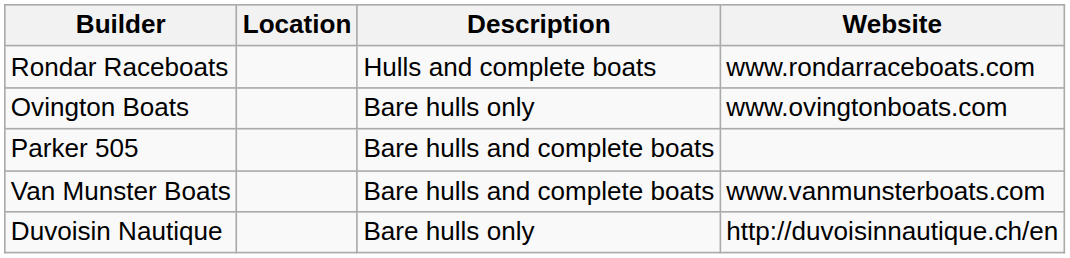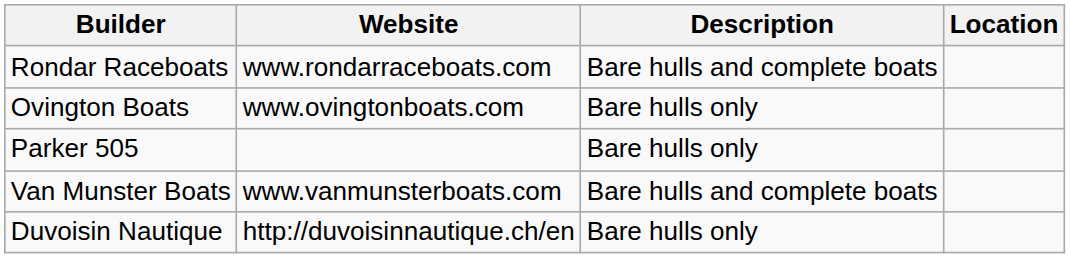columns swapped: (297, 25) <-> (892, 25)
(510, 66) Hulls and complete boats -> (762, 66) Bare hulls and complete boats
(539, 149) Bare hulls and complete boats -> (672, 149) Bare hulls only
